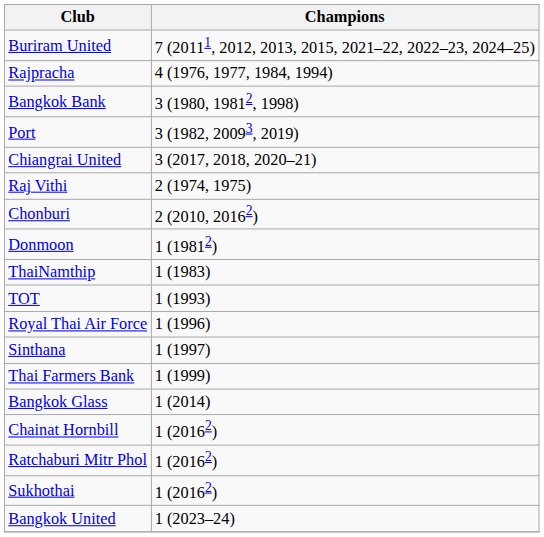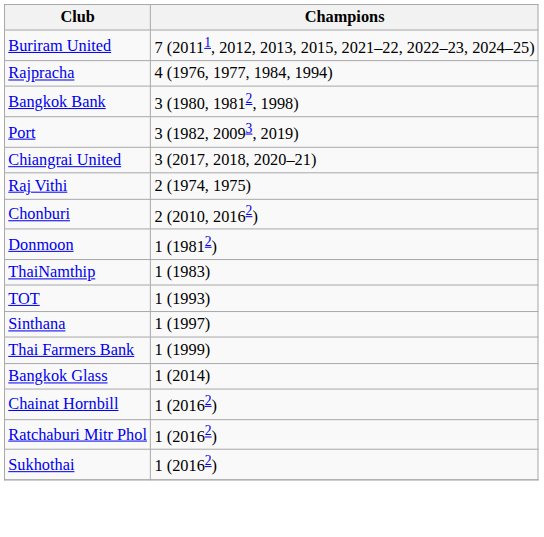- row: (78, 324)
- row: (62, 518)
